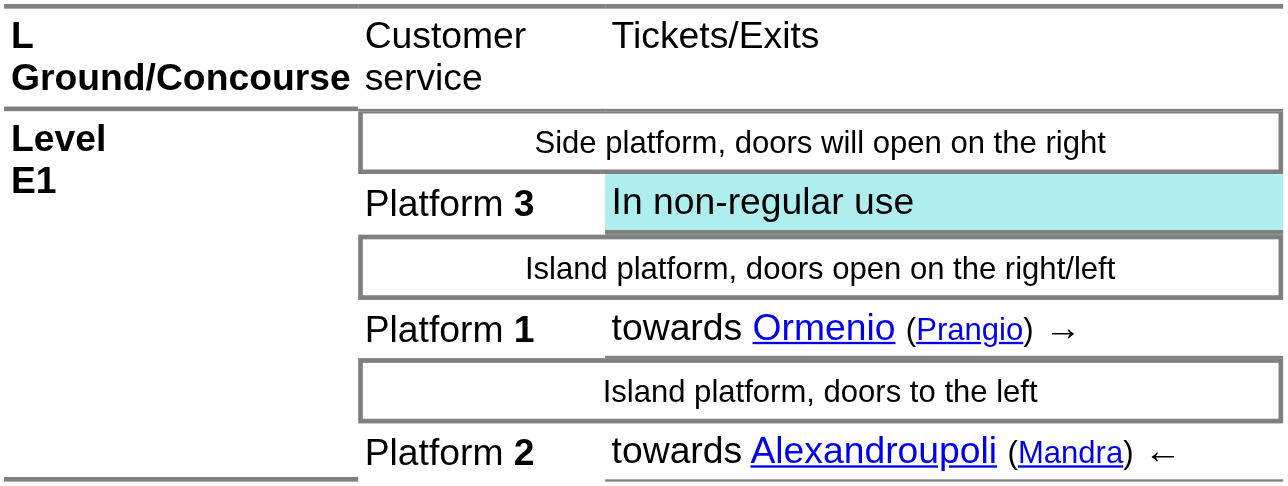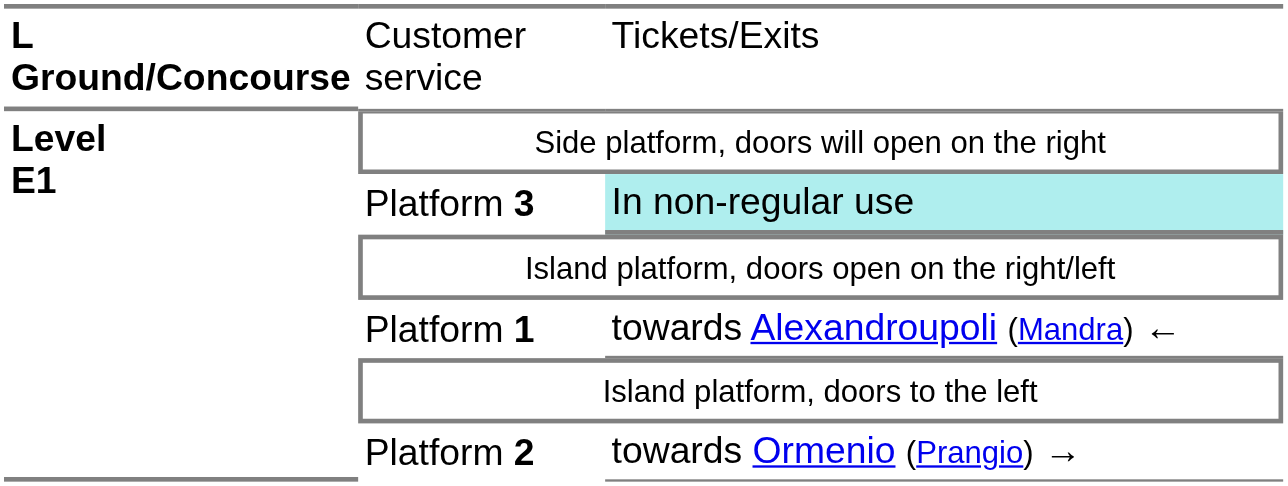(846, 327) towards Ormenio (Prangio) → -> (896, 327) towards Alexandroupoli (Mandra) ←
(896, 450) towards Alexandroupoli (Mandra) ← -> (846, 450) towards Ormenio (Prangio) →
